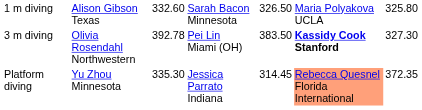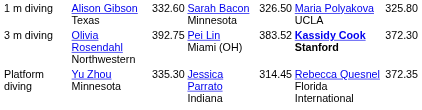(168, 36) 392.78 -> (168, 36) 392.75
(276, 36) 383.50 -> (276, 36) 383.52
(402, 36) 327.30 -> (402, 36) 372.30
(337, 86) lightsalmon background -> (337, 86) no background
